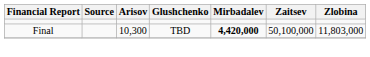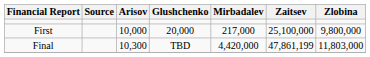+ row: (43, 31)
(238, 31) bold -> (238, 46) normal
(291, 31) 50,100,000 -> (291, 46) 47,861,199
